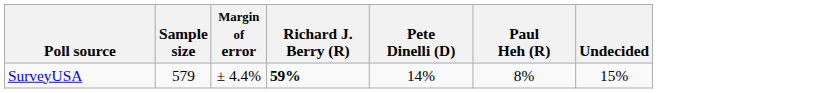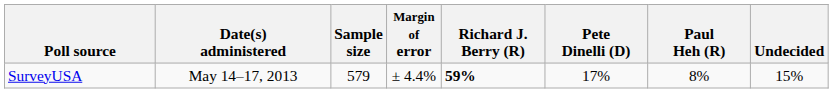+ column: (243, 42)
(421, 75) 14% -> (596, 75) 17%
